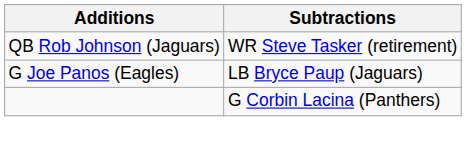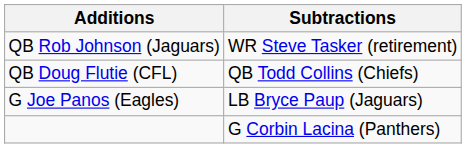+ row: (93, 73)
